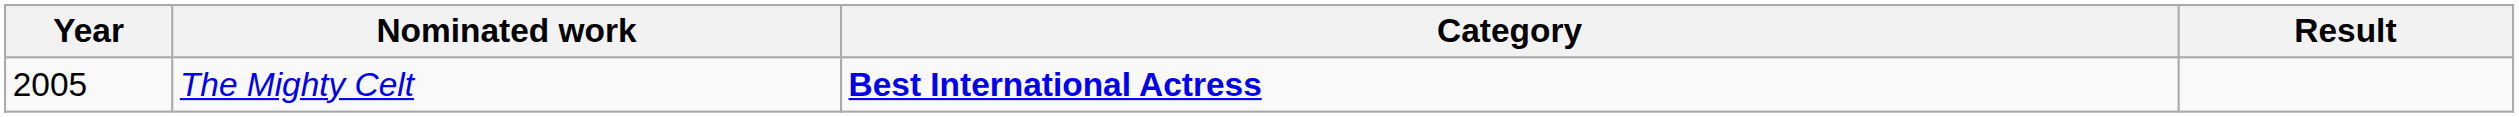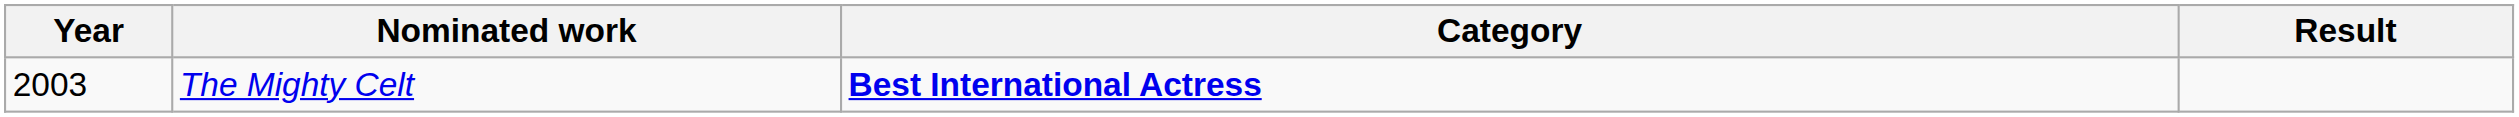(50, 84) 2005 -> (50, 84) 2003
